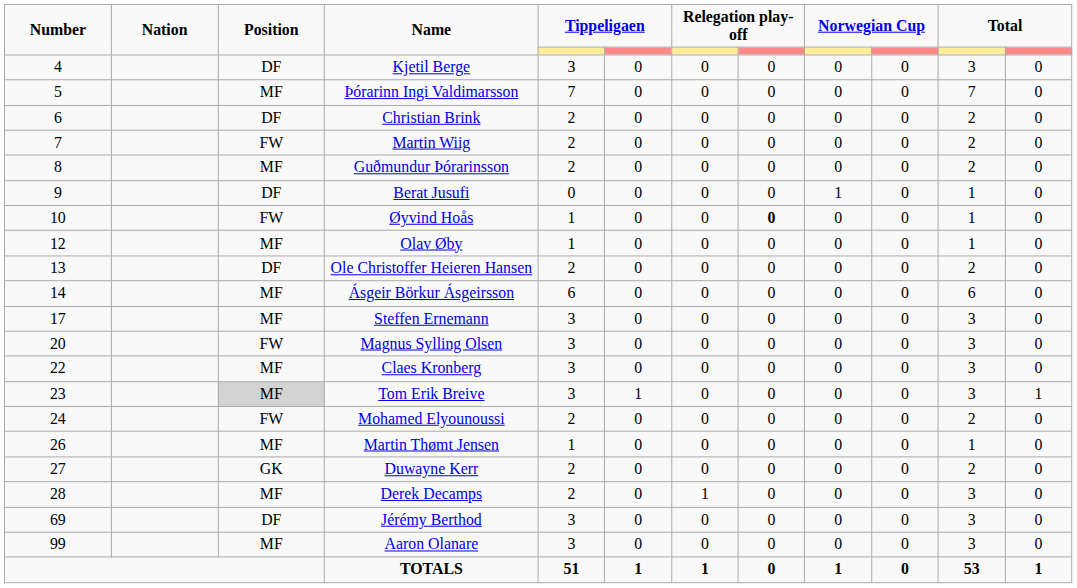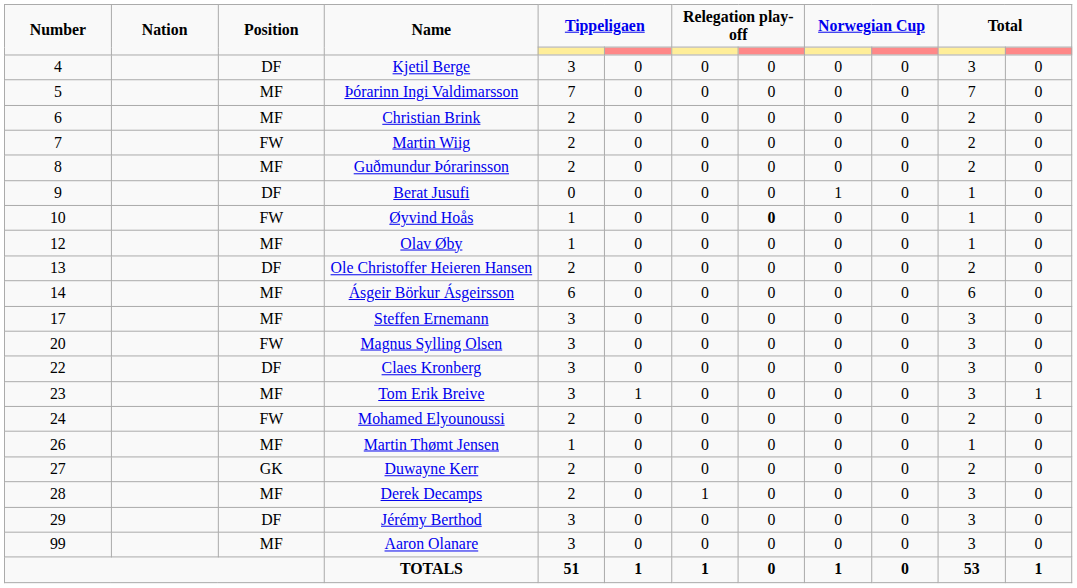(271, 117) DF -> (271, 117) MF
(271, 368) MF -> (271, 368) DF
(271, 393) lightgrey background -> (271, 393) no background
(58, 519) 69 -> (58, 519) 29
